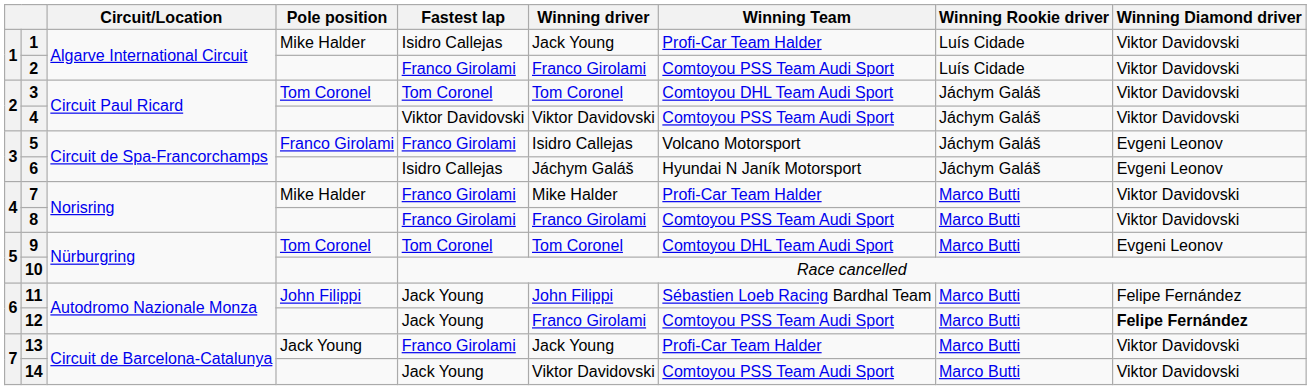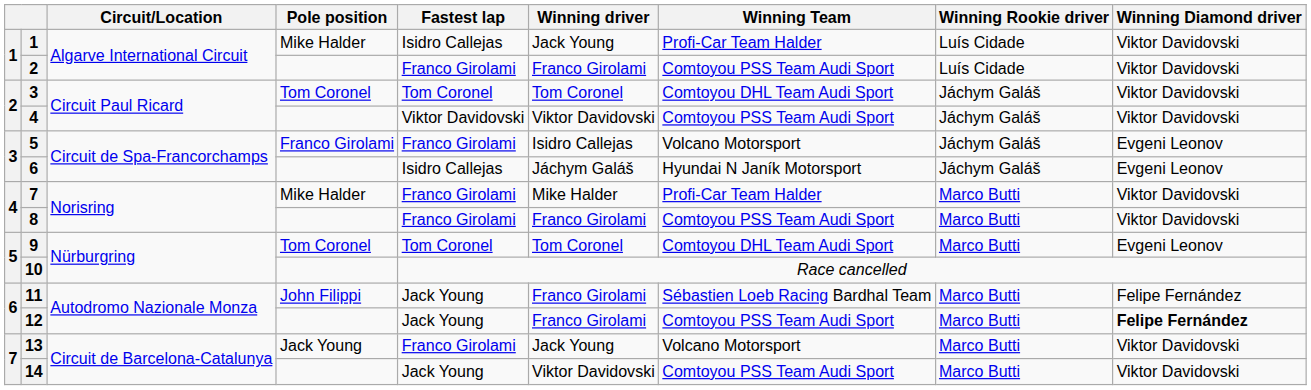(573, 295) John Filippi -> (589, 295) Franco Girolami
(742, 346) Profi-Car Team Halder -> (731, 346) Volcano Motorsport
